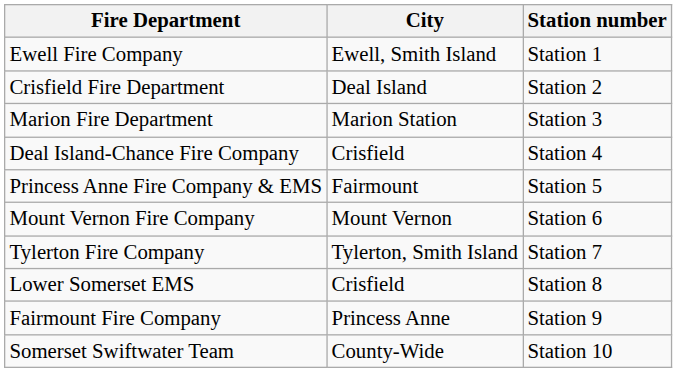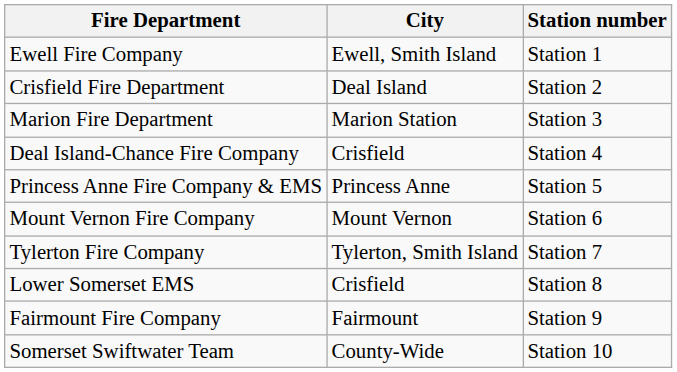(375, 185) Fairmount -> (391, 185) Princess Anne
(391, 317) Princess Anne -> (375, 317) Fairmount
